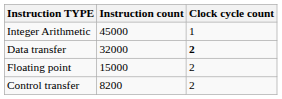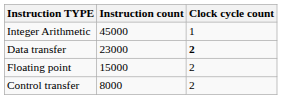(114, 49) 32000 -> (114, 49) 23000
(111, 85) 8200 -> (111, 85) 8000
